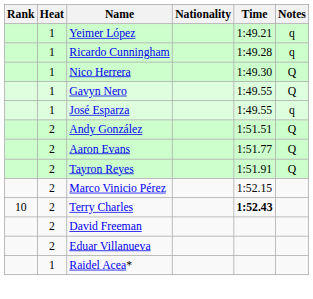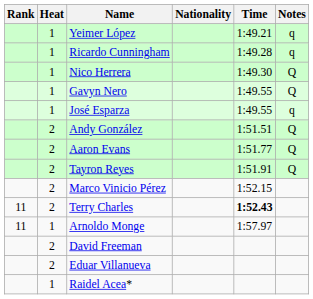(21, 207) 10 -> (21, 207) 11
+ row: (107, 226)
